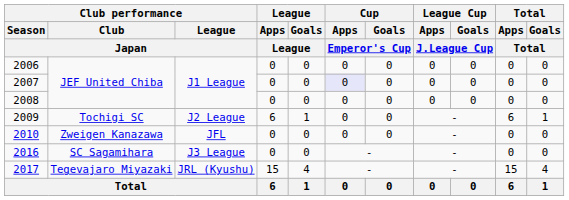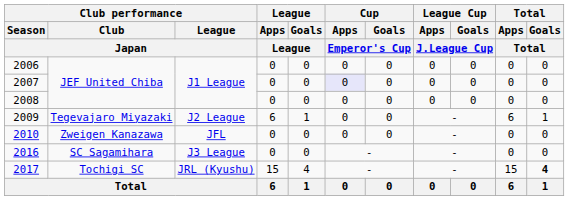(112, 117) Tochigi SC -> (112, 117) Tegevajaro Miyazaki
(112, 169) Tegevajaro Miyazaki -> (112, 169) Tochigi SC
(545, 169) normal -> (545, 169) bold
